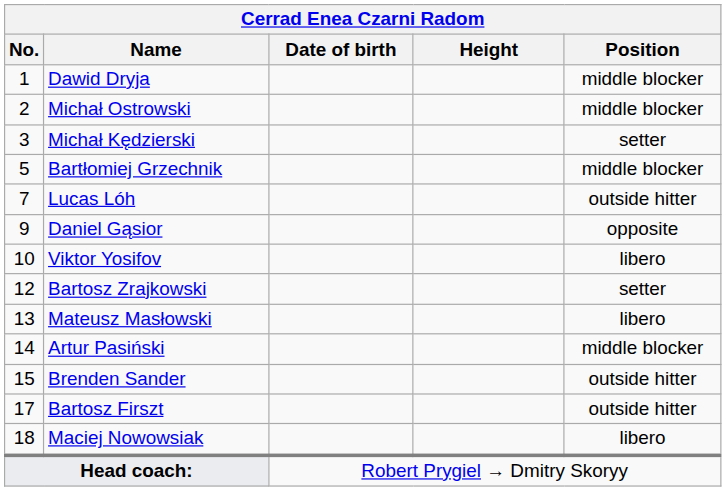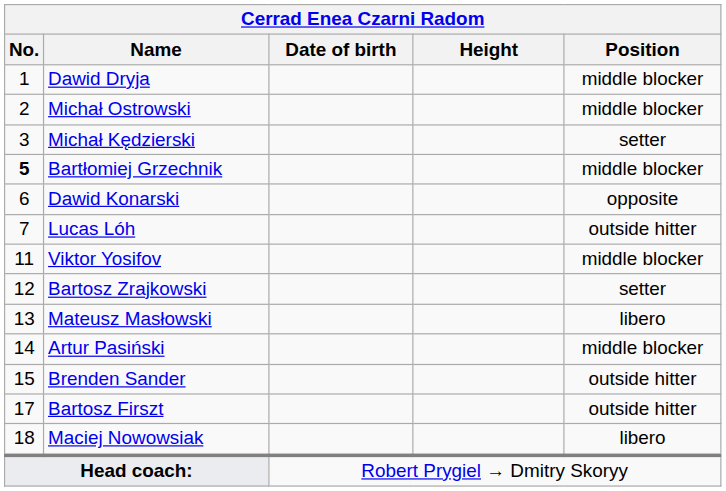(24, 169) normal -> (24, 169) bold
+ row: (114, 199)
- row: (105, 229)
(24, 259) 10 -> (24, 259) 11
(643, 259) libero -> (643, 259) middle blocker
